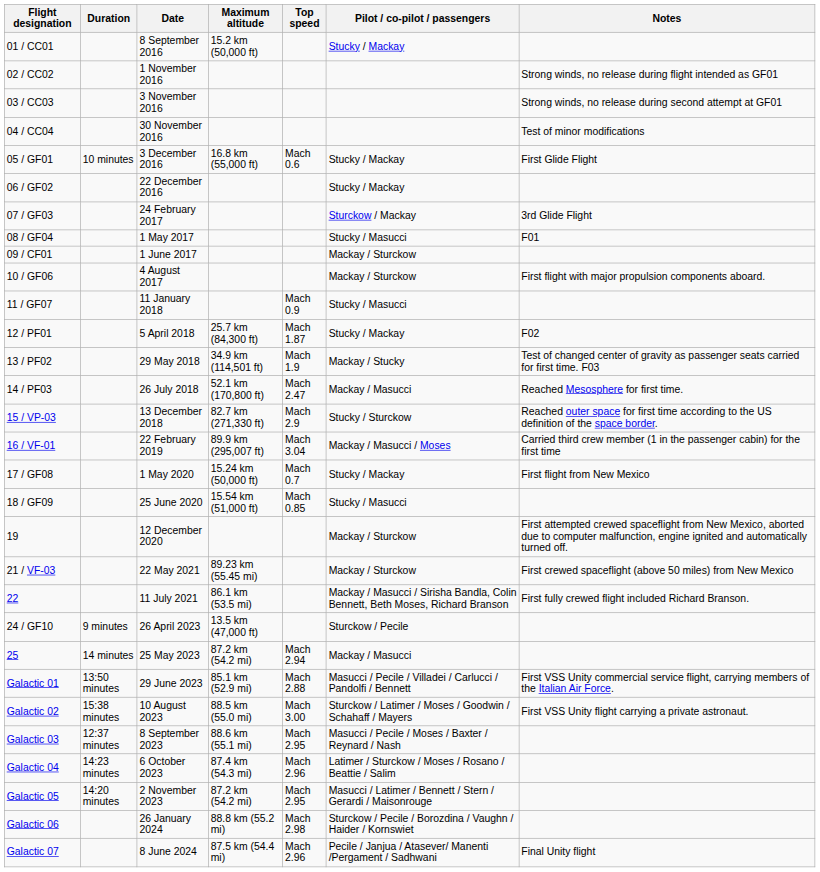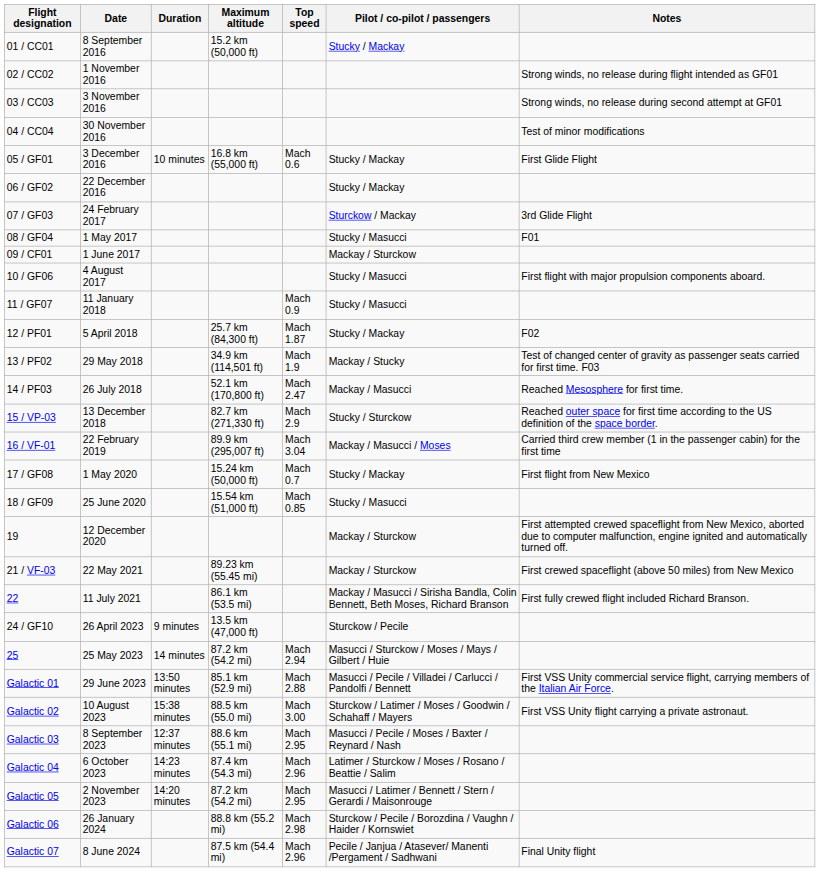columns swapped: (173, 18) <-> (109, 18)
(372, 277) Mackay / Sturckow -> (368, 277) Stucky / Masucci
(370, 655) Mackay / Masucci -> (413, 655) Masucci / Sturckow / Moses / Mays / Gilbert / Huie
